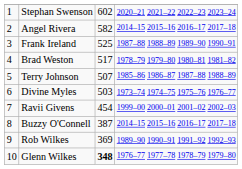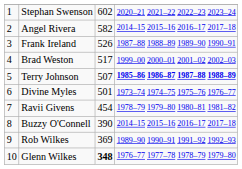(105, 44) 525 -> (105, 44) 526
(176, 60) 1978–79 1979–80 1980–81 1981–82 -> (176, 60) 1999–00 2000–01 2001–02 2002–03
(176, 76) normal -> (176, 76) bold
(105, 92) 503 -> (105, 92) 501
(176, 108) 1999–00 2000–01 2001–02 2002–03 -> (176, 108) 1978–79 1979–80 1980–81 1981–82
(105, 124) 387 -> (105, 124) 390
